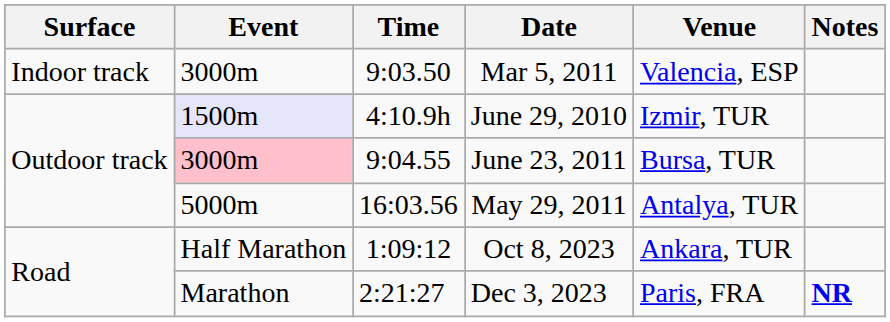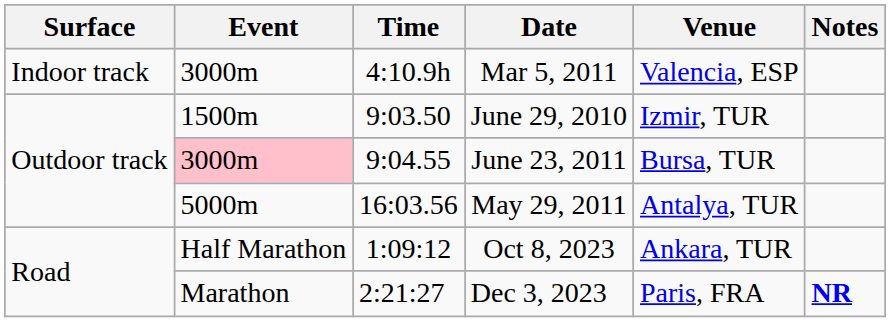(408, 71) 9:03.50 -> (408, 71) 4:10.9h
(219, 115) lavender background -> (219, 115) no background
(408, 115) 4:10.9h -> (408, 115) 9:03.50
